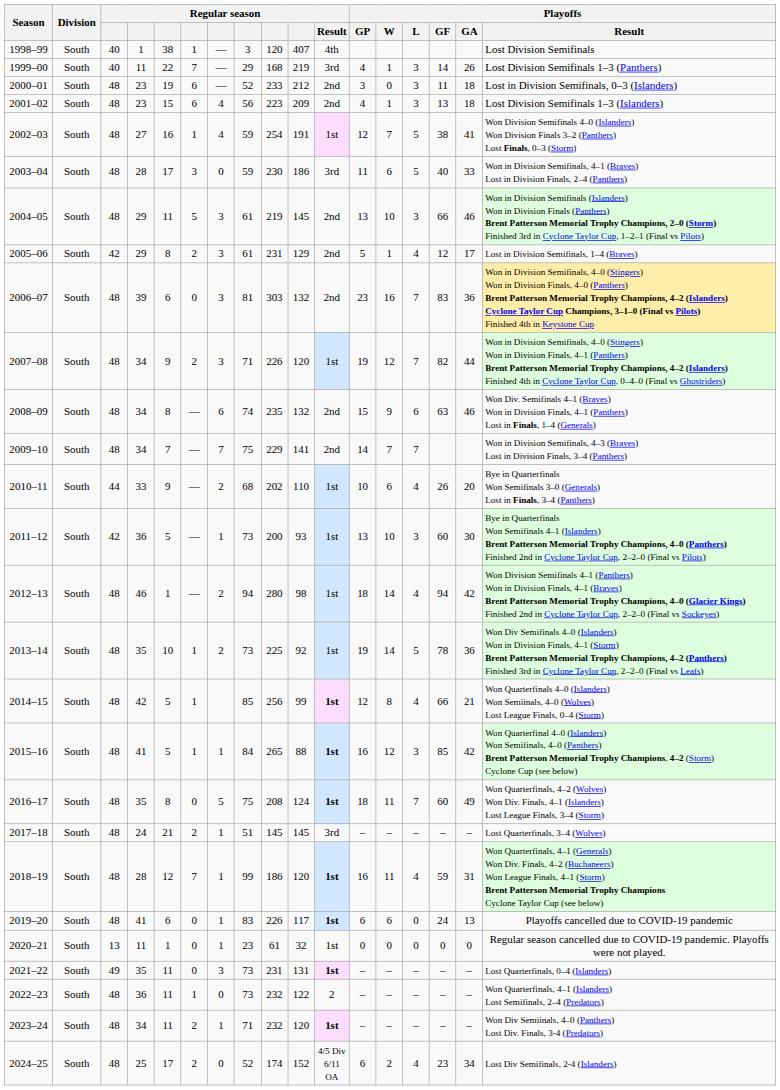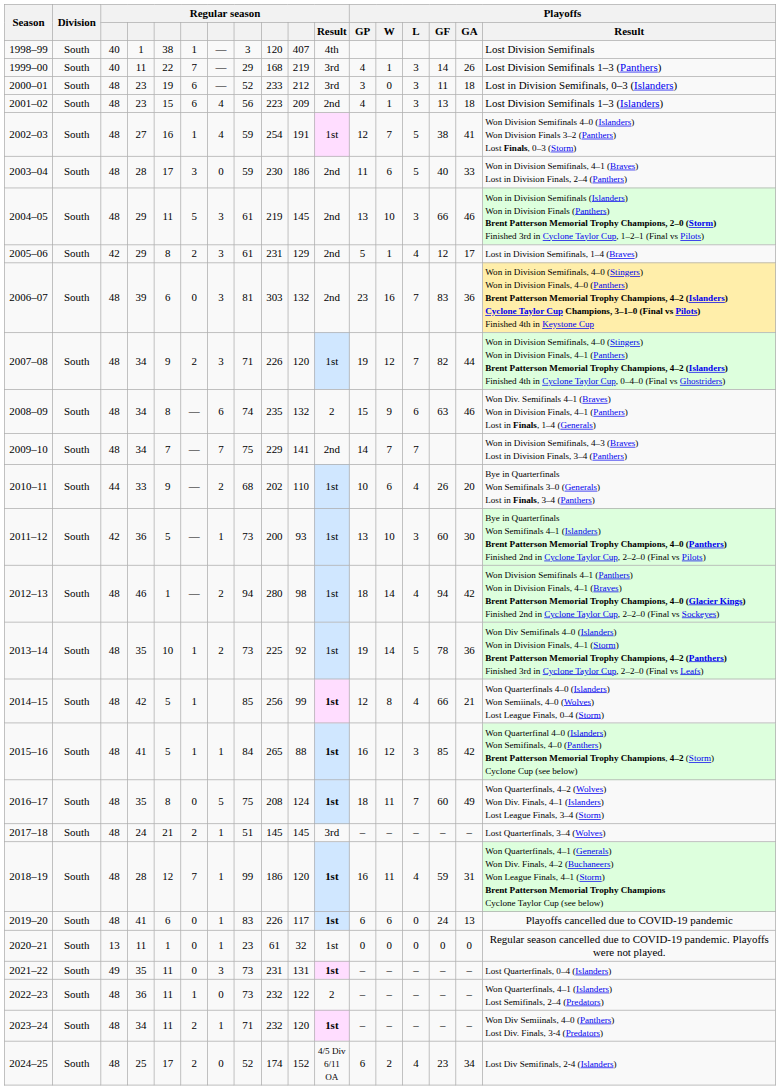(332, 85) 2nd -> (332, 85) 3rd
(332, 172) 3rd -> (332, 172) 2nd
(332, 411) 2nd -> (332, 411) 2
